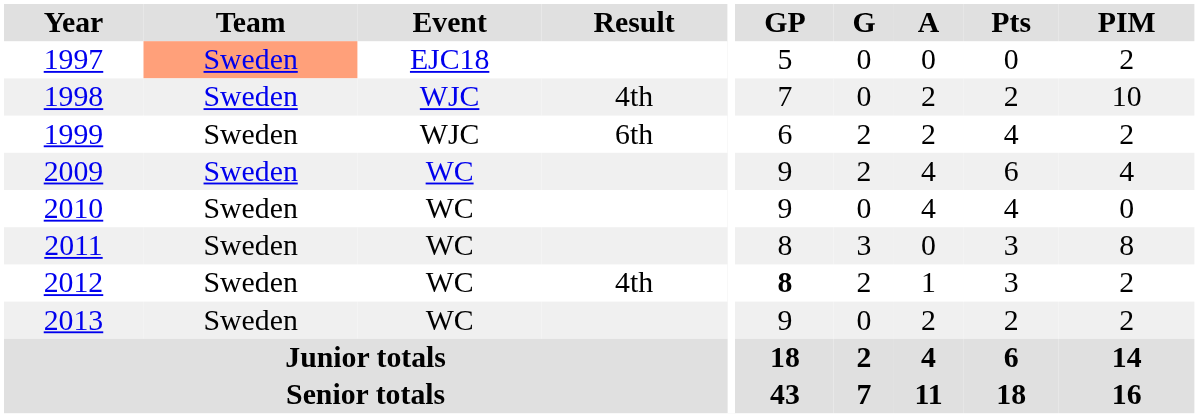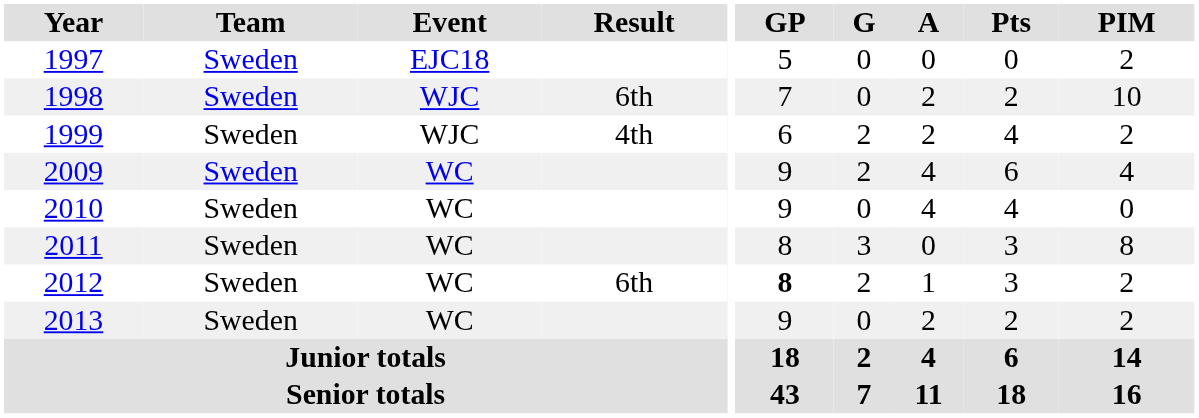(251, 59) lightsalmon background -> (251, 59) no background
(634, 96) 4th -> (634, 96) 6th
(634, 133) 6th -> (634, 133) 4th
(634, 282) 4th -> (634, 282) 6th
